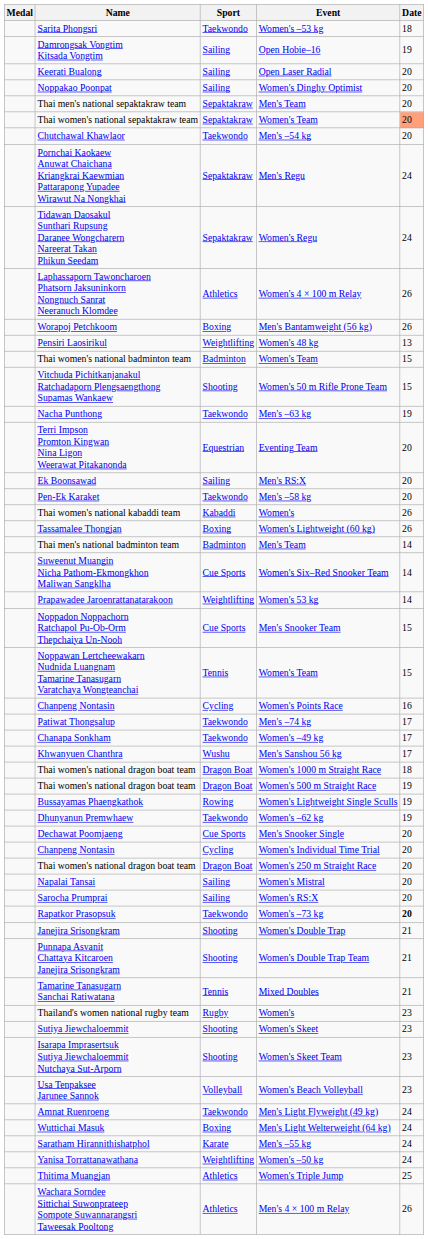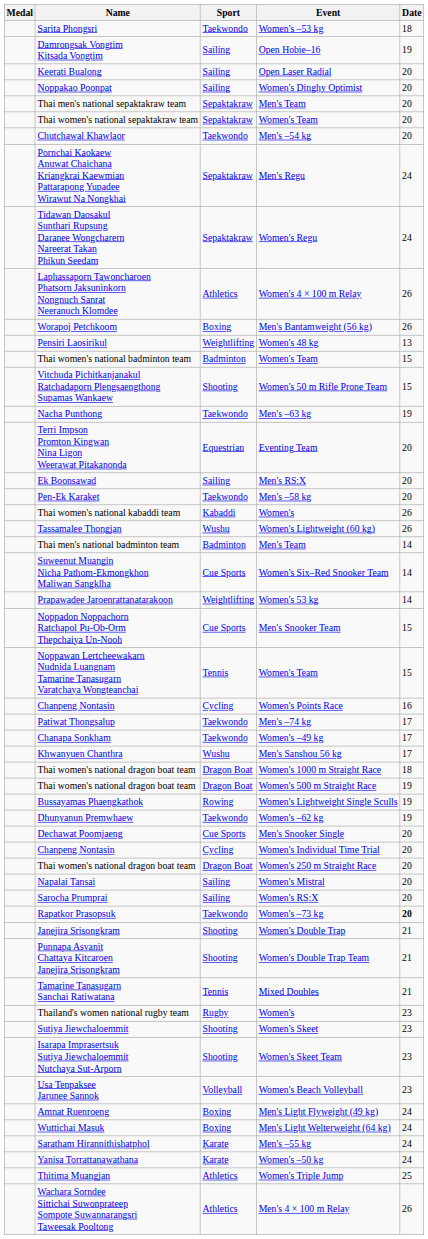(407, 120) lightsalmon background -> (407, 120) no background
(217, 529) Boxing -> (216, 529) Wushu
(225, 1112) Taekwondo -> (217, 1112) Boxing
(228, 1160) Weightlifting -> (215, 1160) Karate
